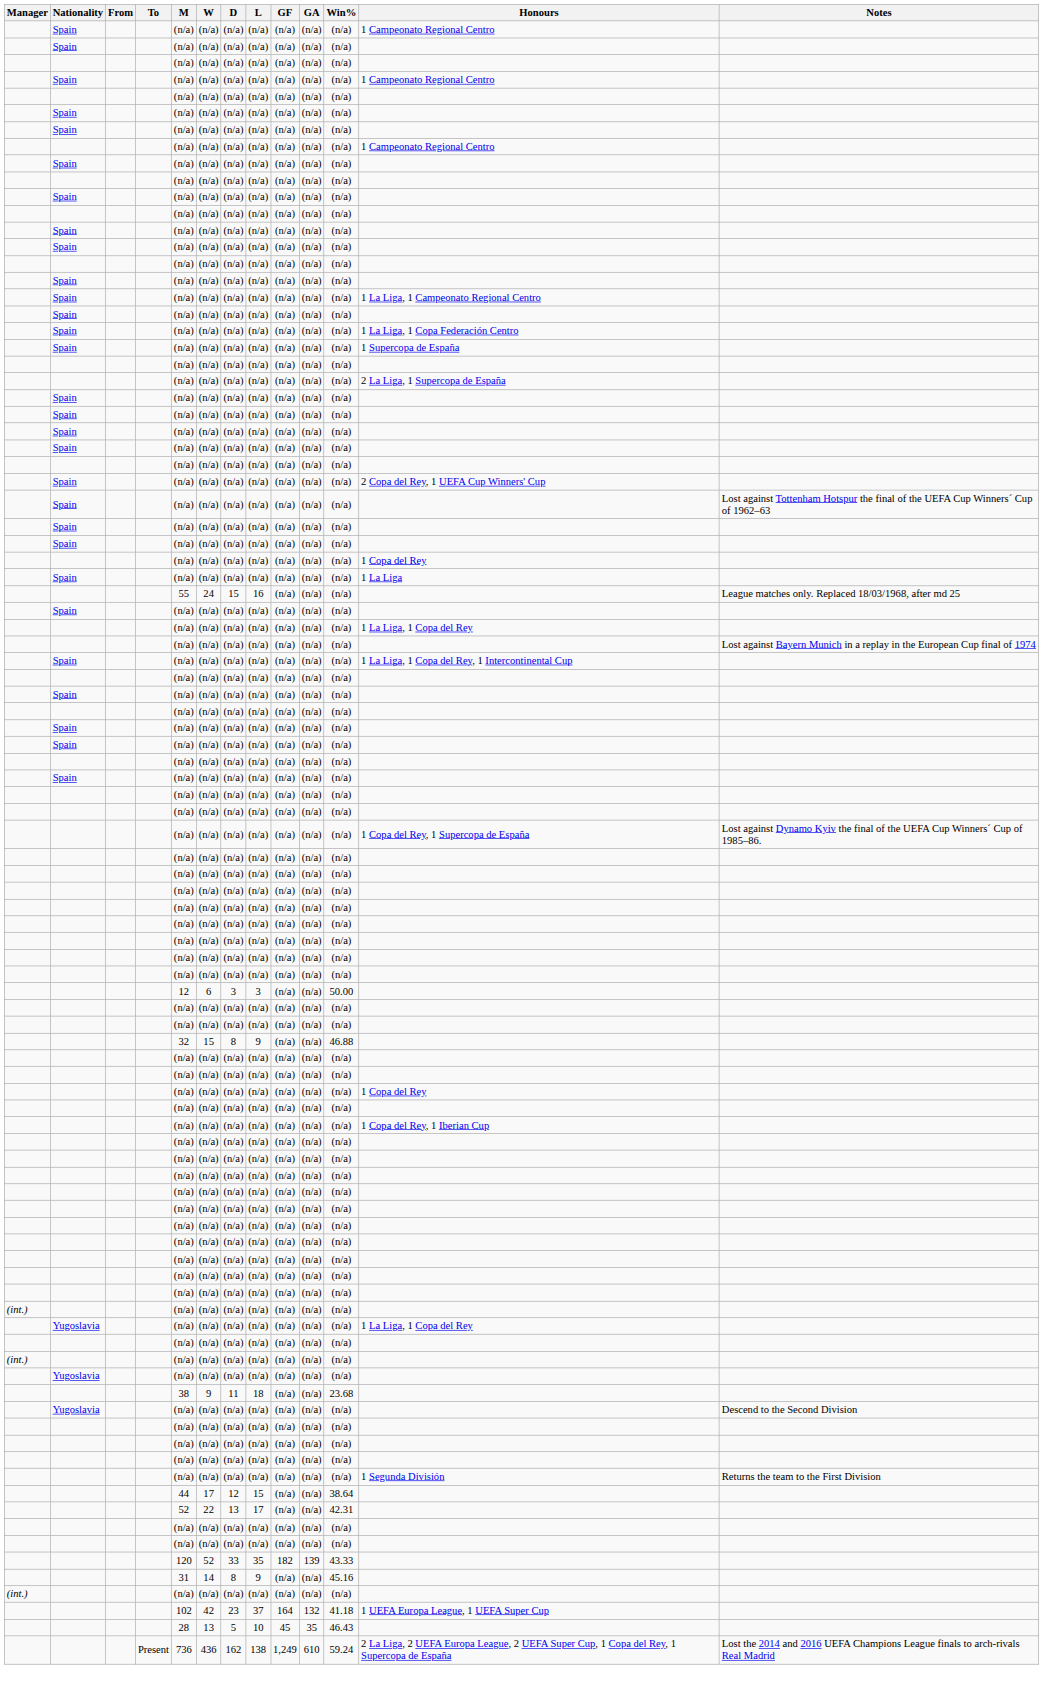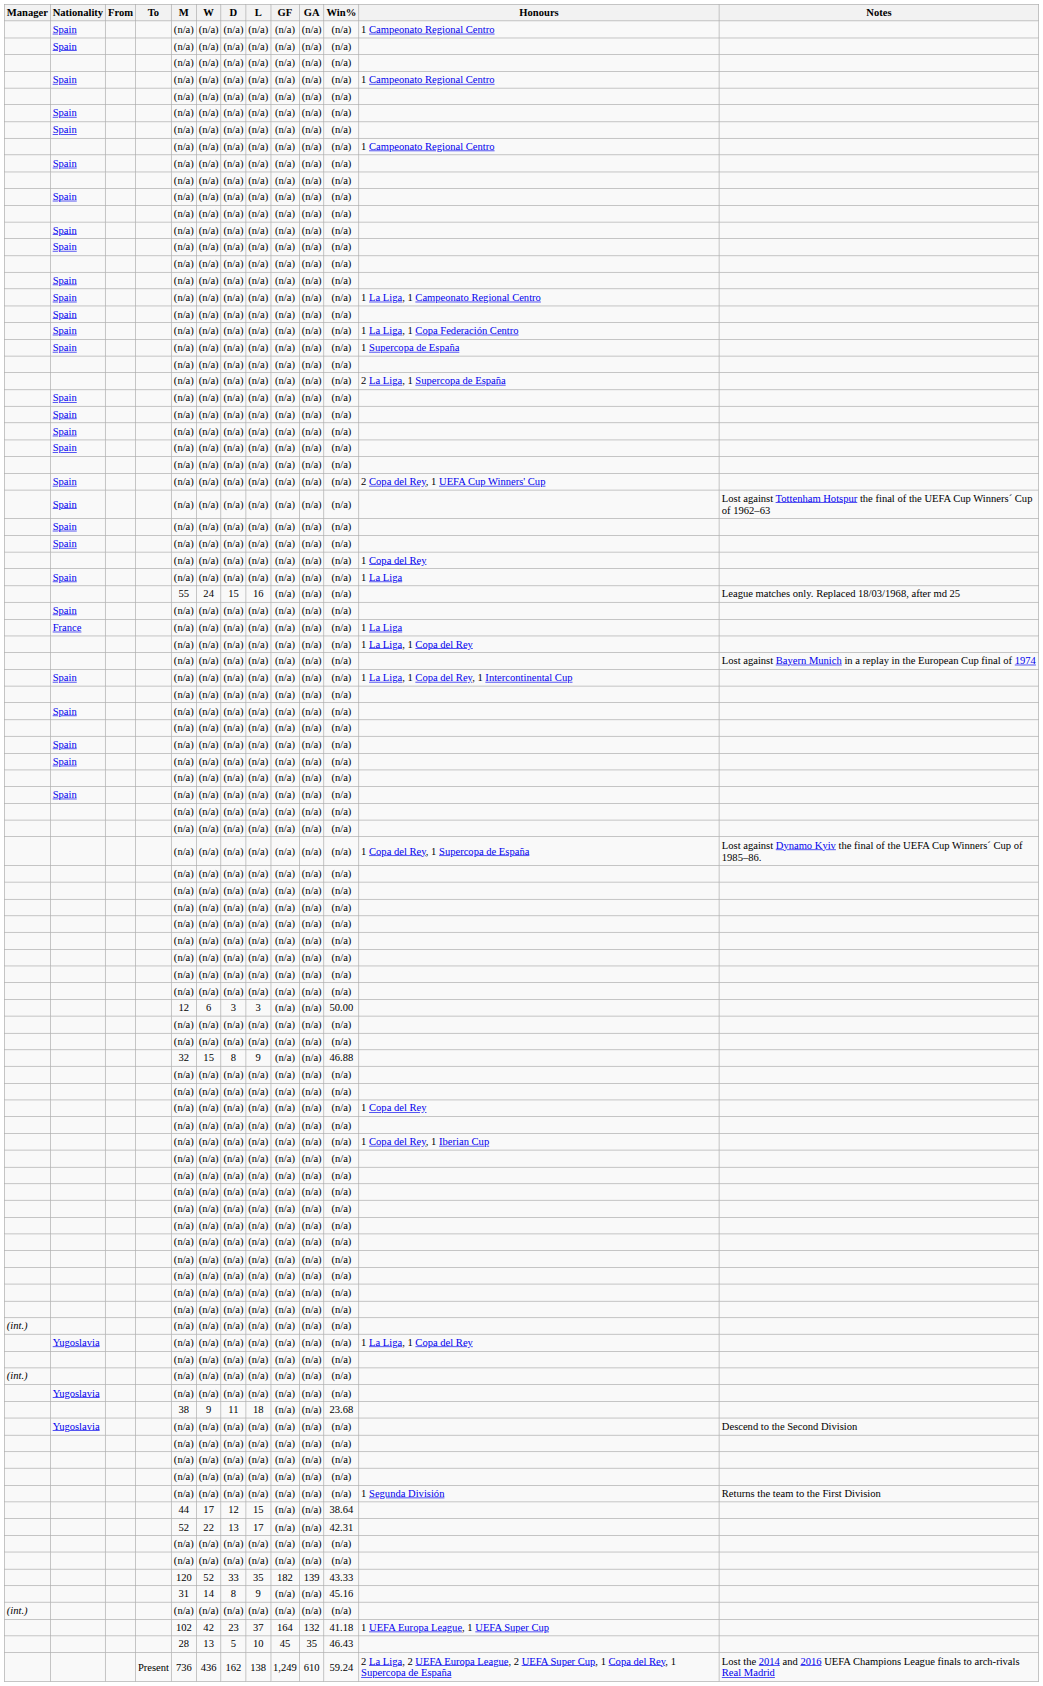+ row: (27, 627)
